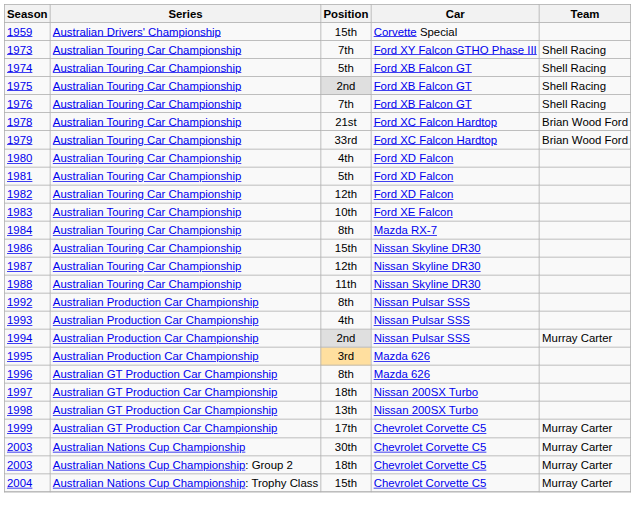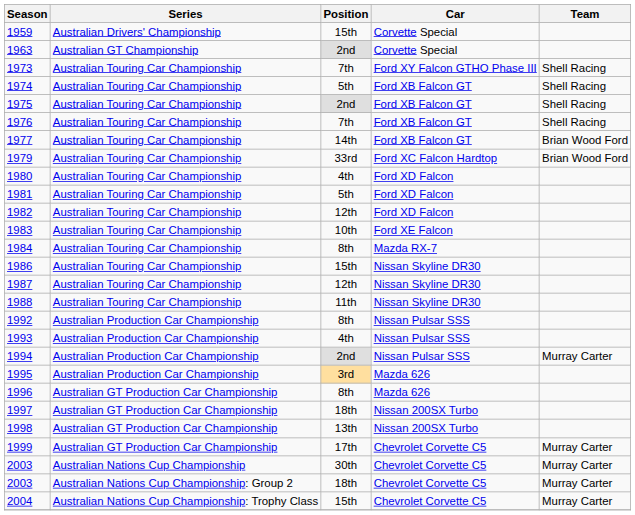+ row: (20, 50)
+ row: (20, 140)
- row: (20, 122)
